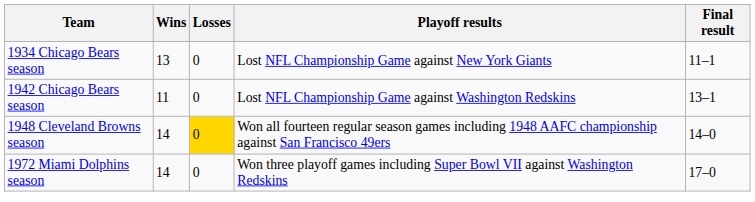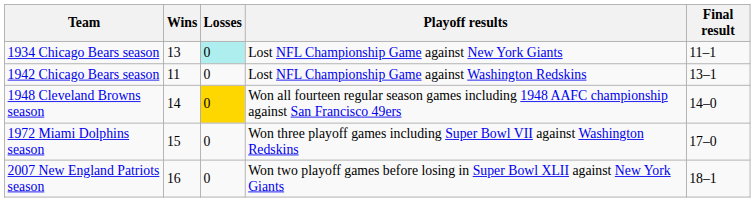(196, 60) no background -> (207, 52) paleturquoise background
(163, 172) 14 -> (174, 141) 15
+ row: (83, 178)
